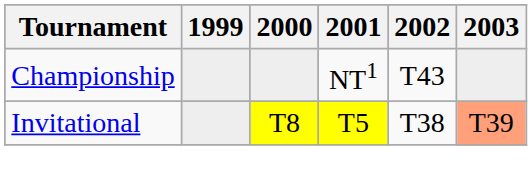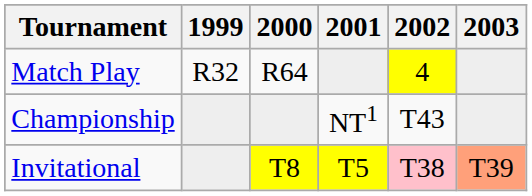+ row: (75, 71)
(422, 123) no background -> (422, 167) pink background
